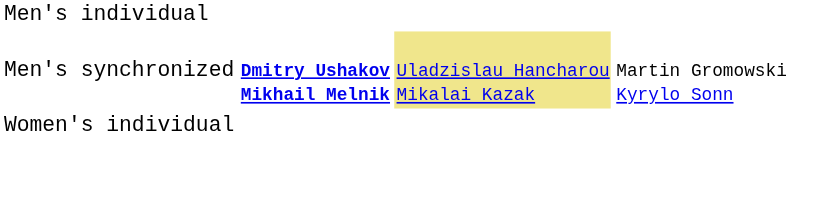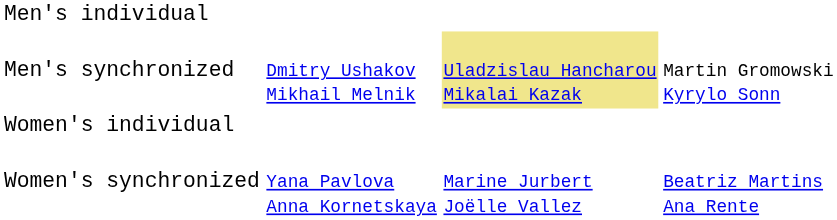(315, 82) bold -> (341, 83) normal
+ row: (132, 182)
